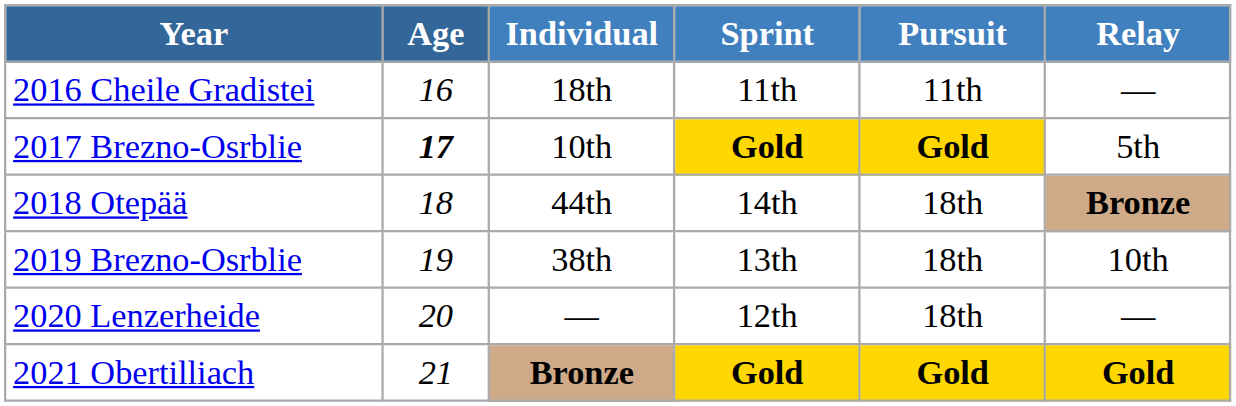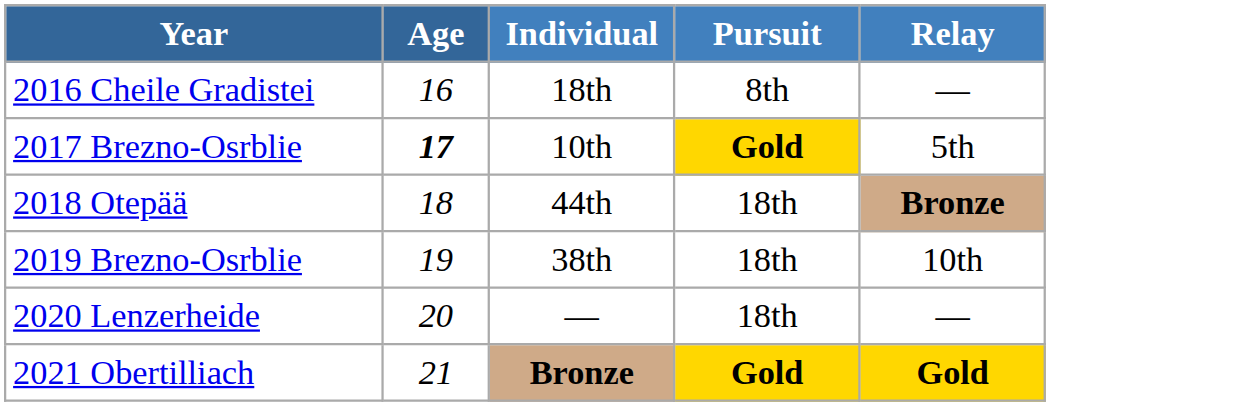- column: (767, 33)
(953, 89) 11th -> (767, 89) 8th
